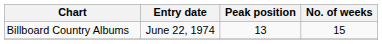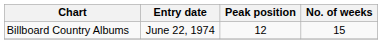(260, 30) 13 -> (260, 30) 12
